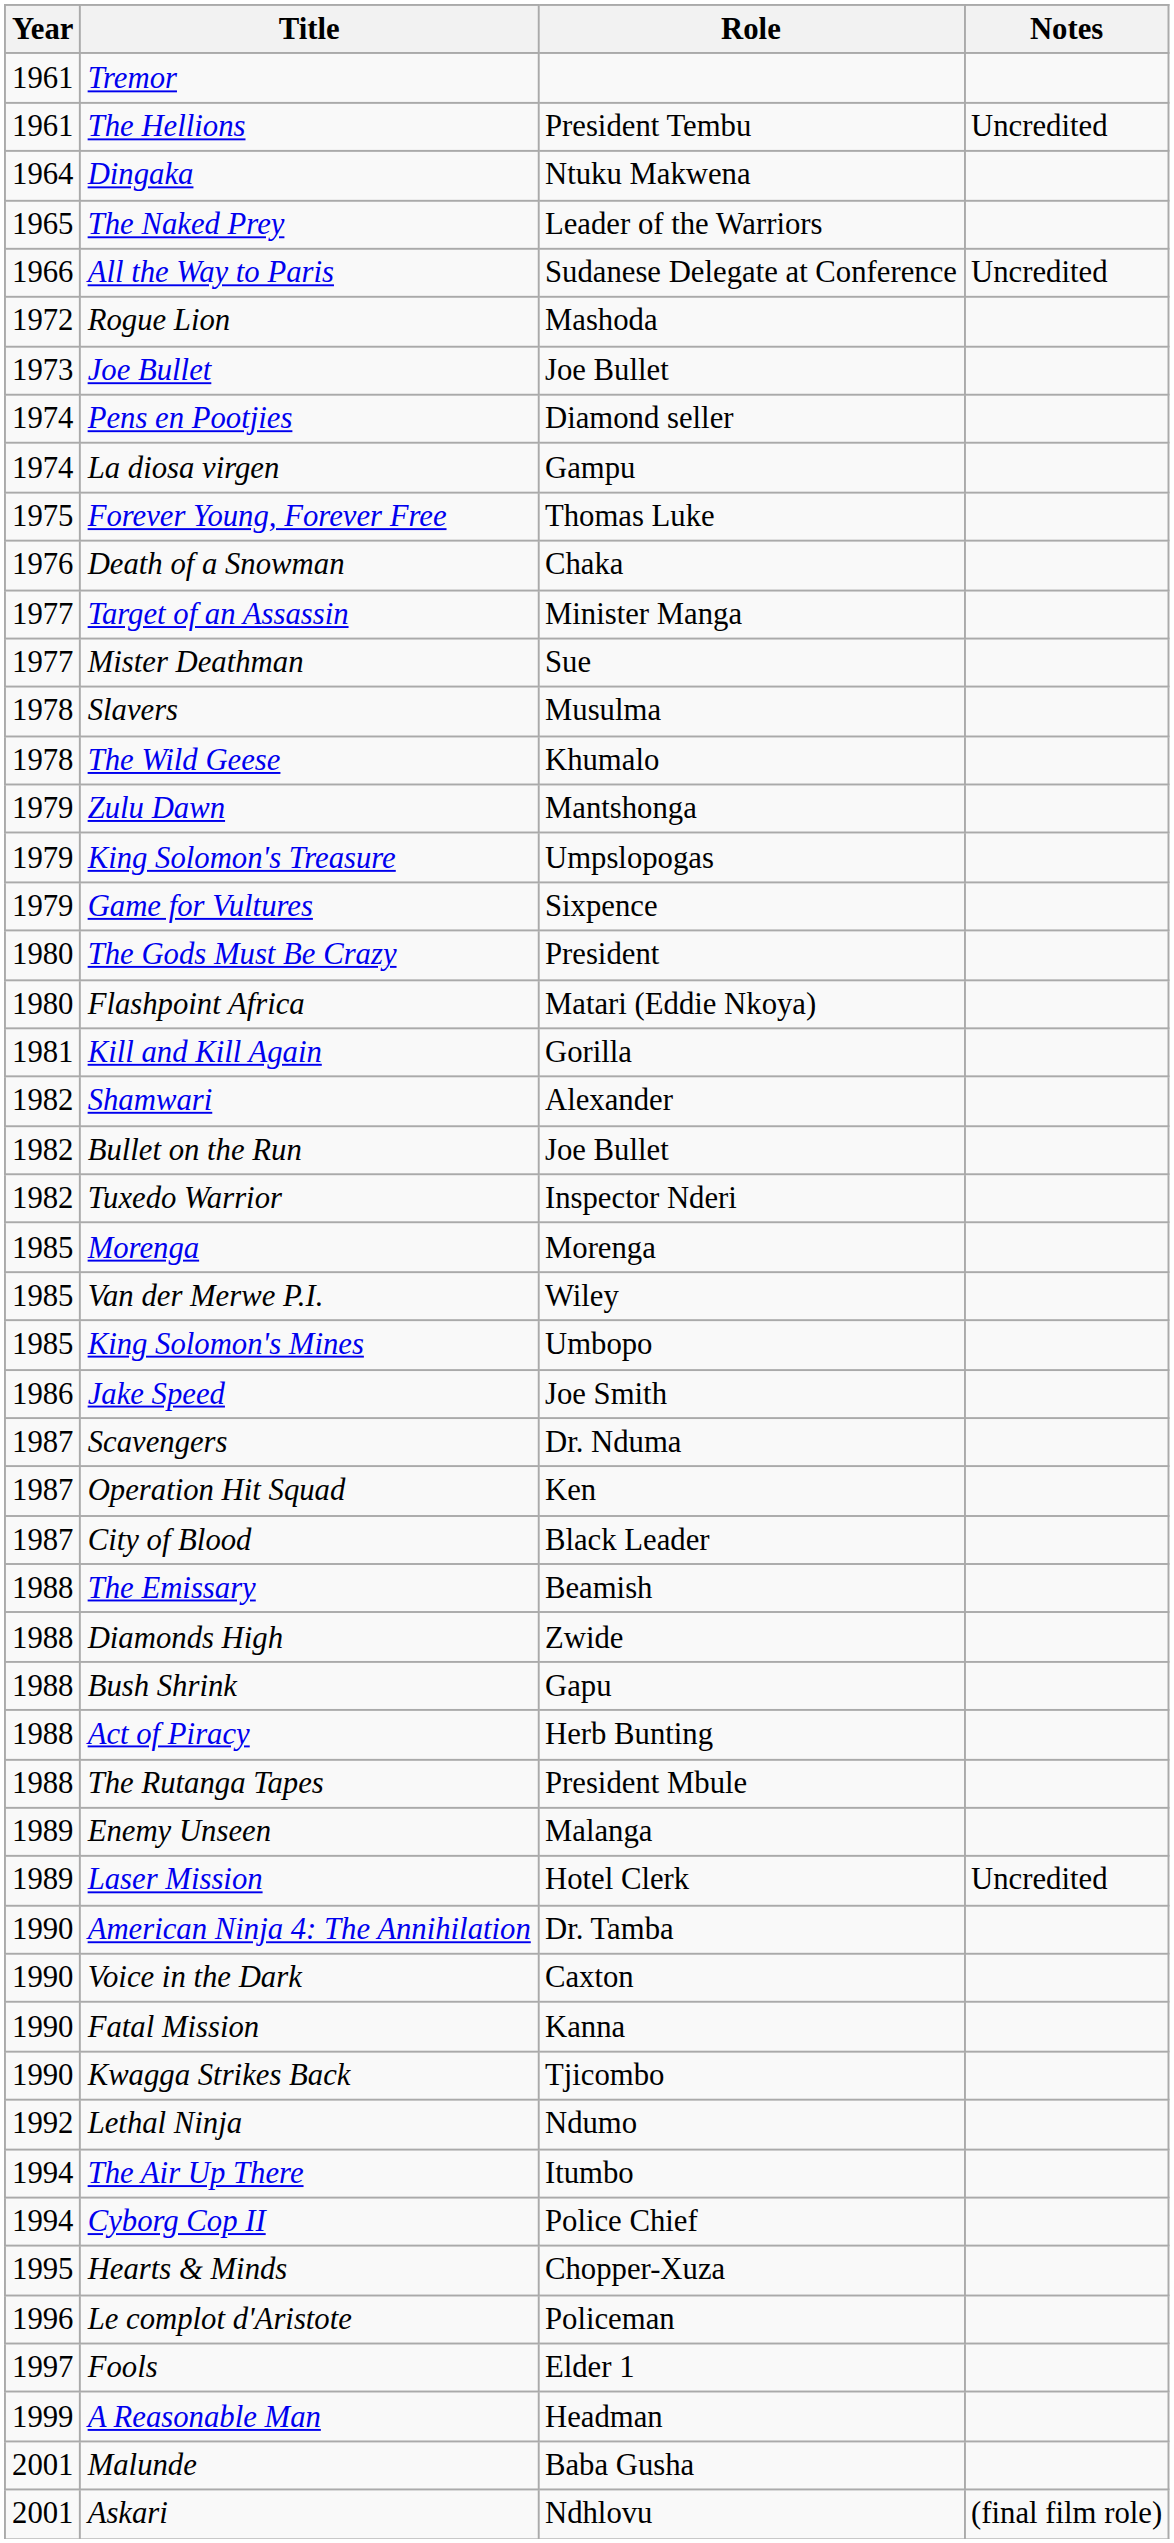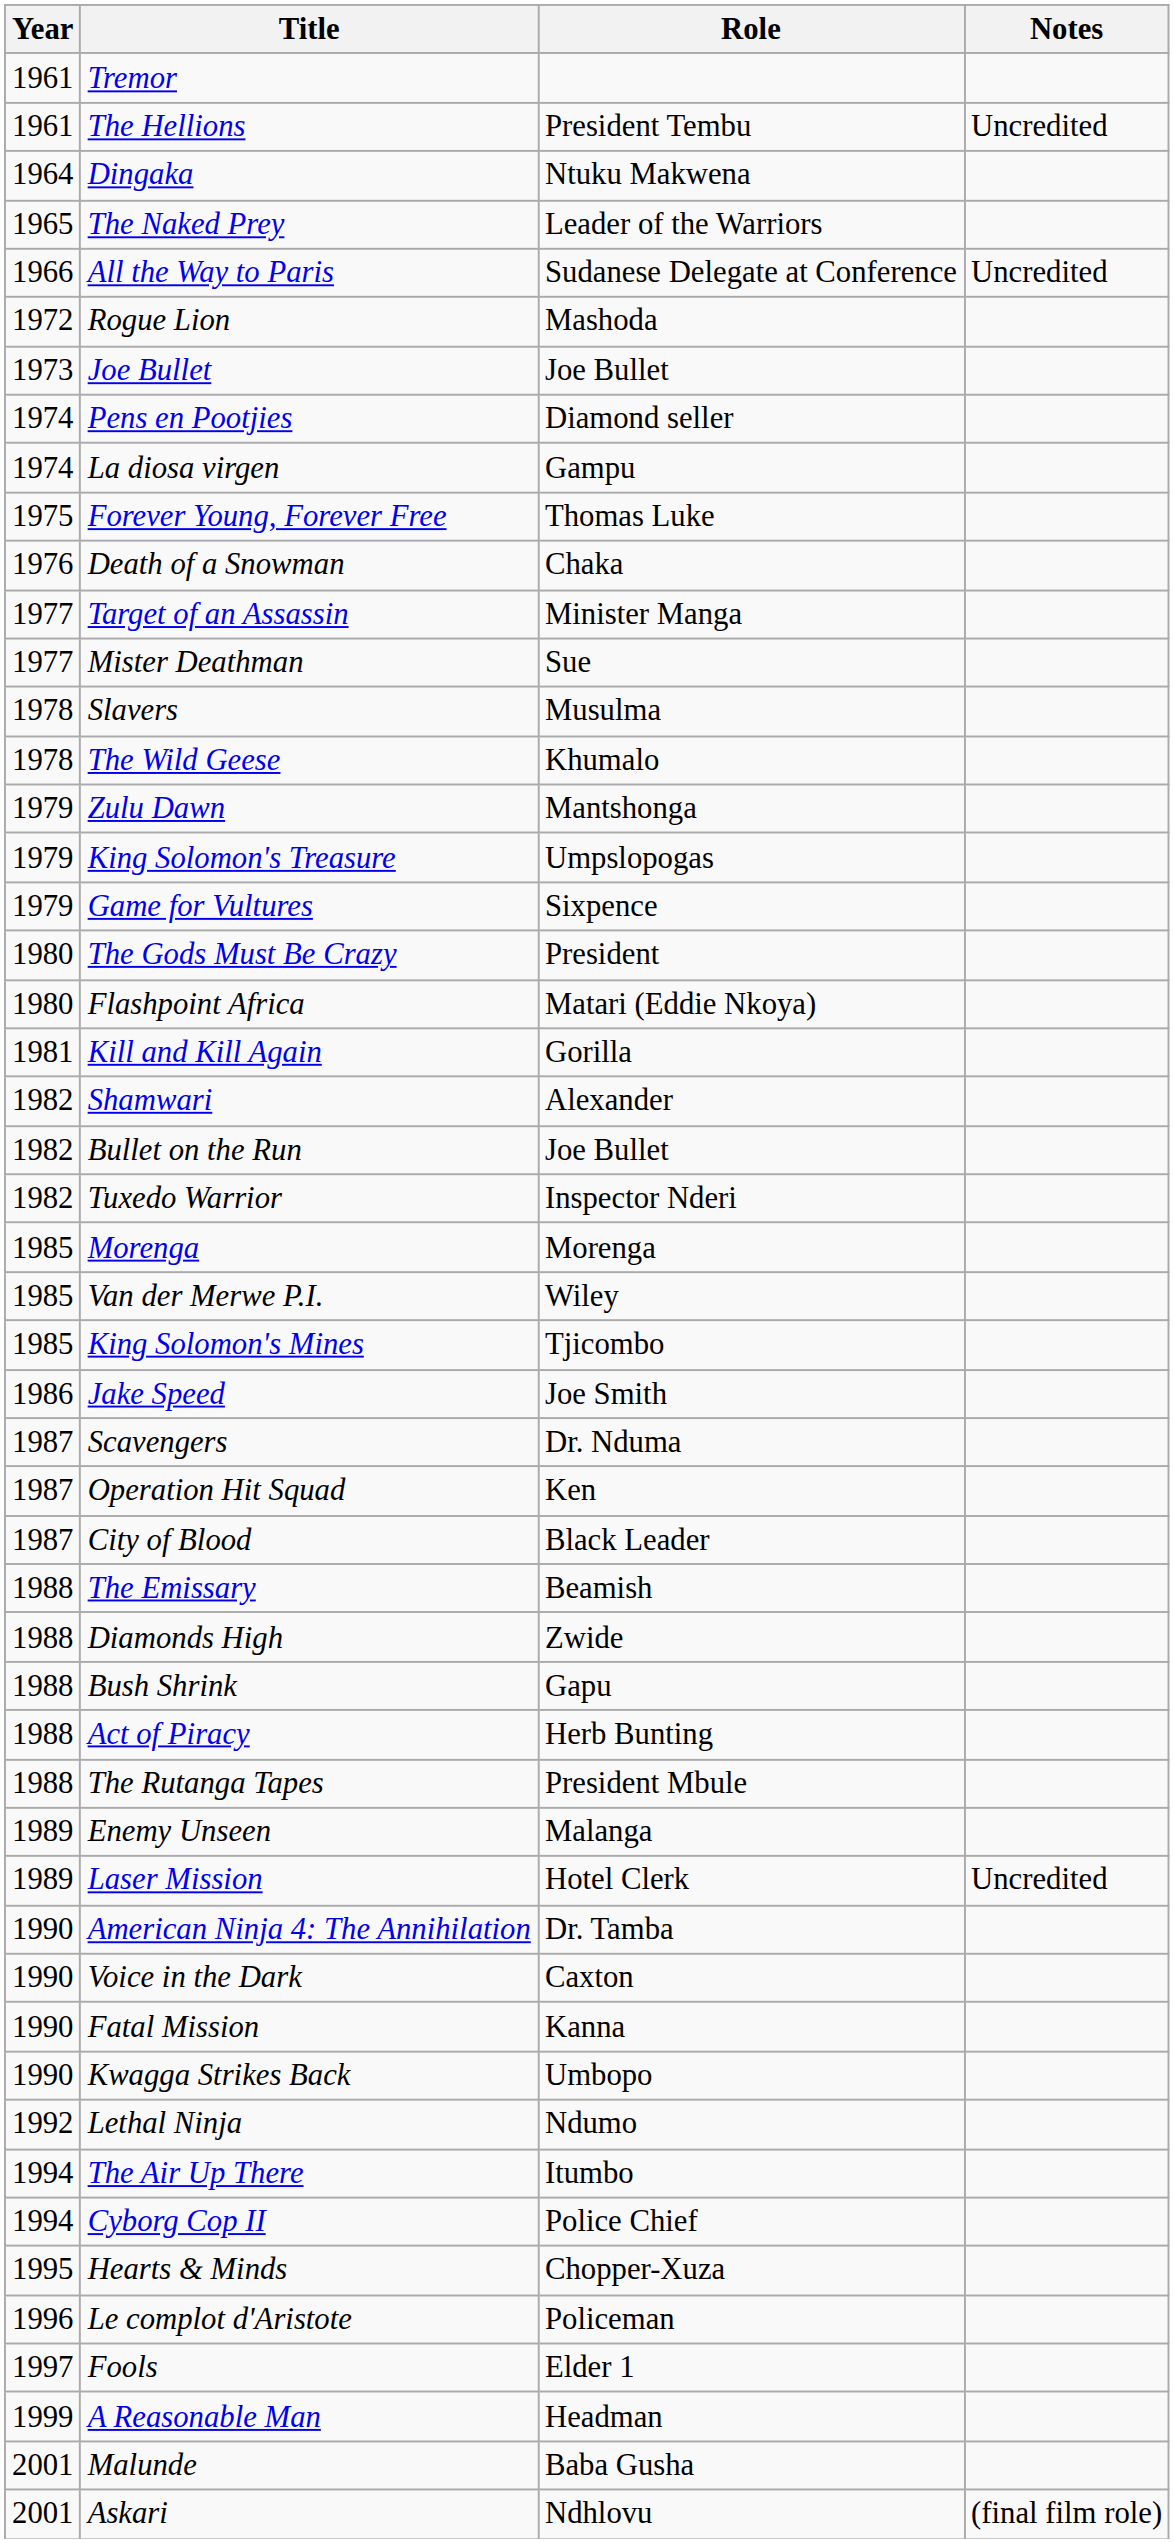(599, 1344) Umbopo -> (605, 1344) Tjicombo
(605, 2075) Tjicombo -> (599, 2075) Umbopo
